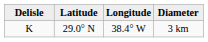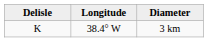- column: (79, 12)
